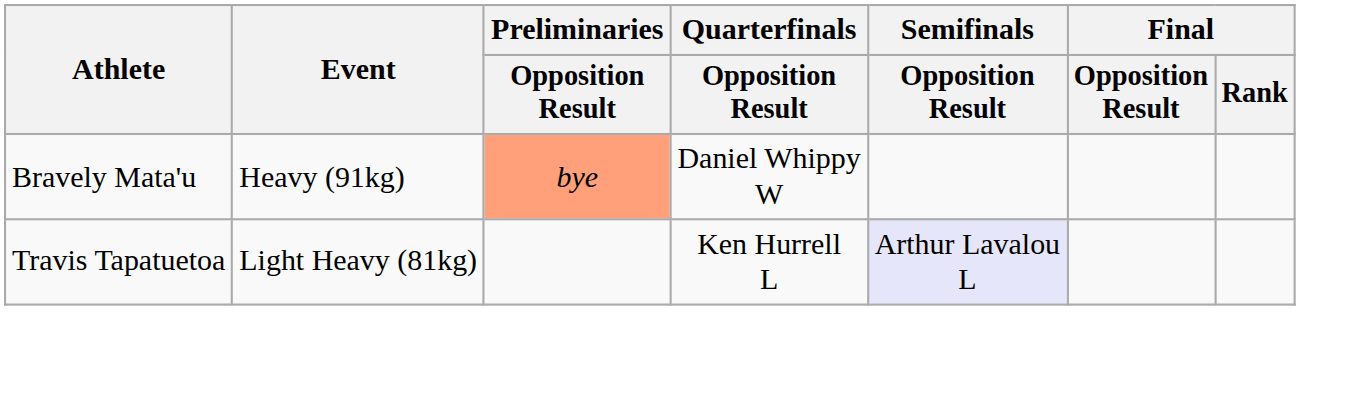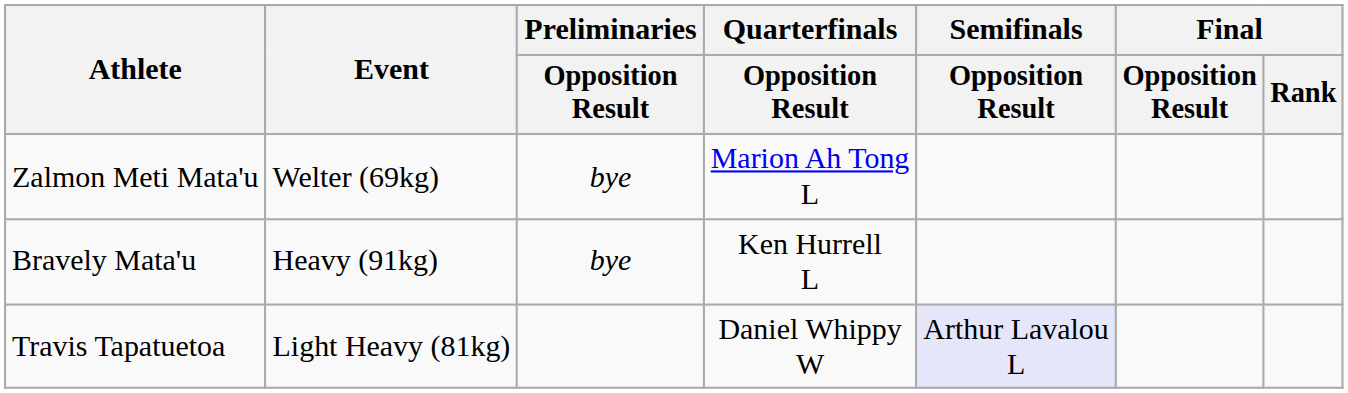+ row: (135, 176)
(577, 176) lightsalmon background -> (611, 261) no background
(769, 176) Daniel Whippy W -> (810, 261) Ken Hurrell L
(769, 261) Ken Hurrell L -> (810, 346) Daniel Whippy W
